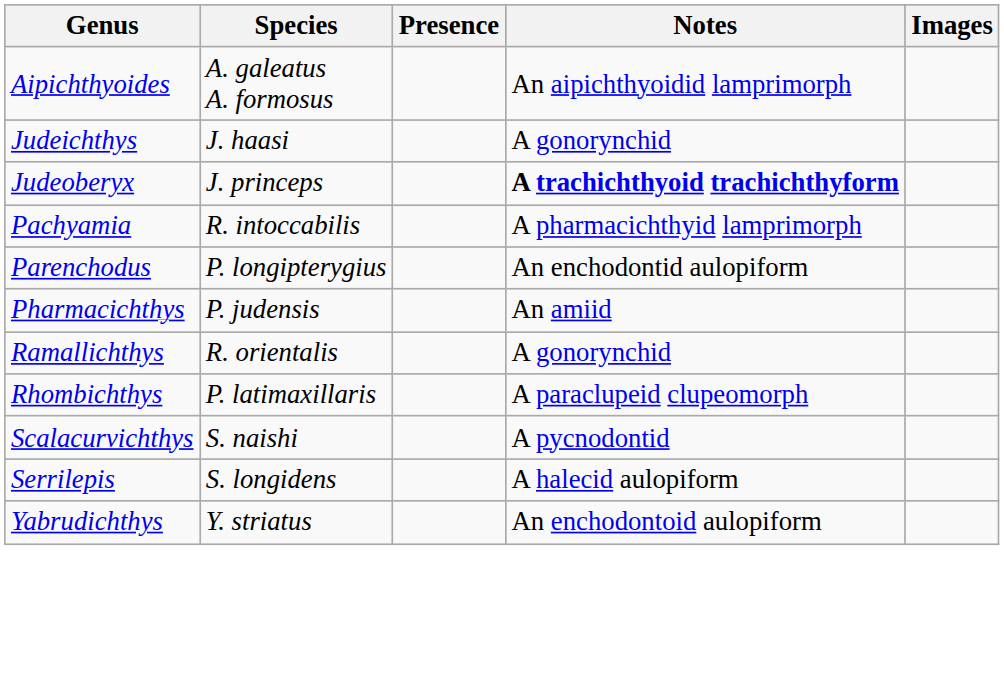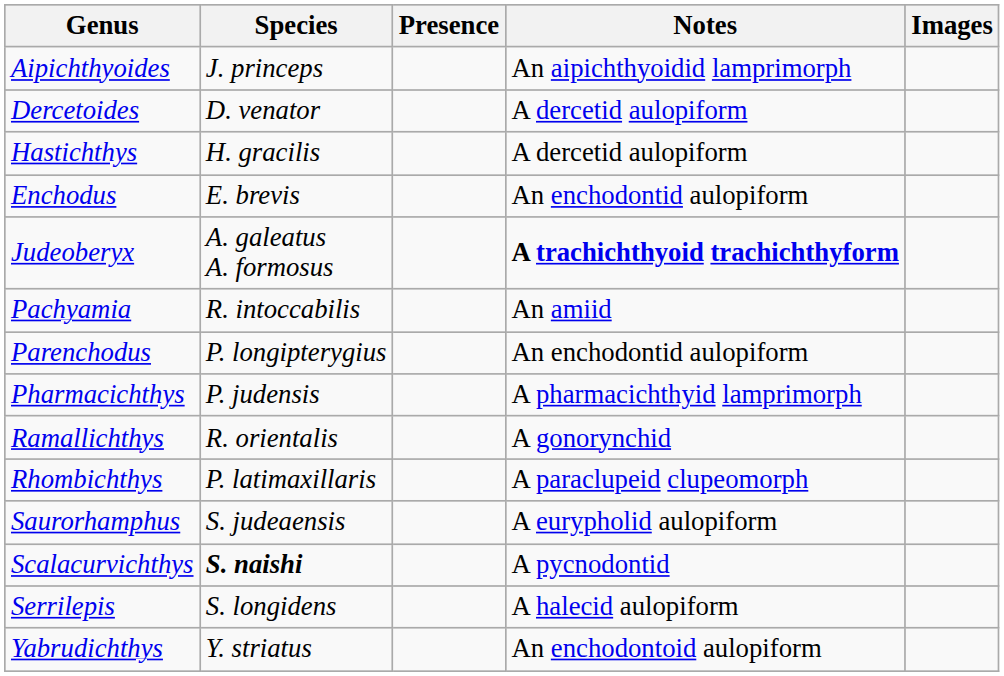(270, 83) A. galeatus A. formosus -> (264, 68) J. princeps
+ row: (75, 110)
+ row: (74, 152)
+ row: (64, 195)
- row: (74, 140)
(264, 182) J. princeps -> (270, 252) A. galeatus A. formosus
(687, 225) A pharmacichthyid lamprimorph -> (562, 310) An amiid
(562, 310) An amiid -> (687, 394) A pharmacichthyid lamprimorph
+ row: (96, 521)
(252, 437) normal -> (254, 564) bold
